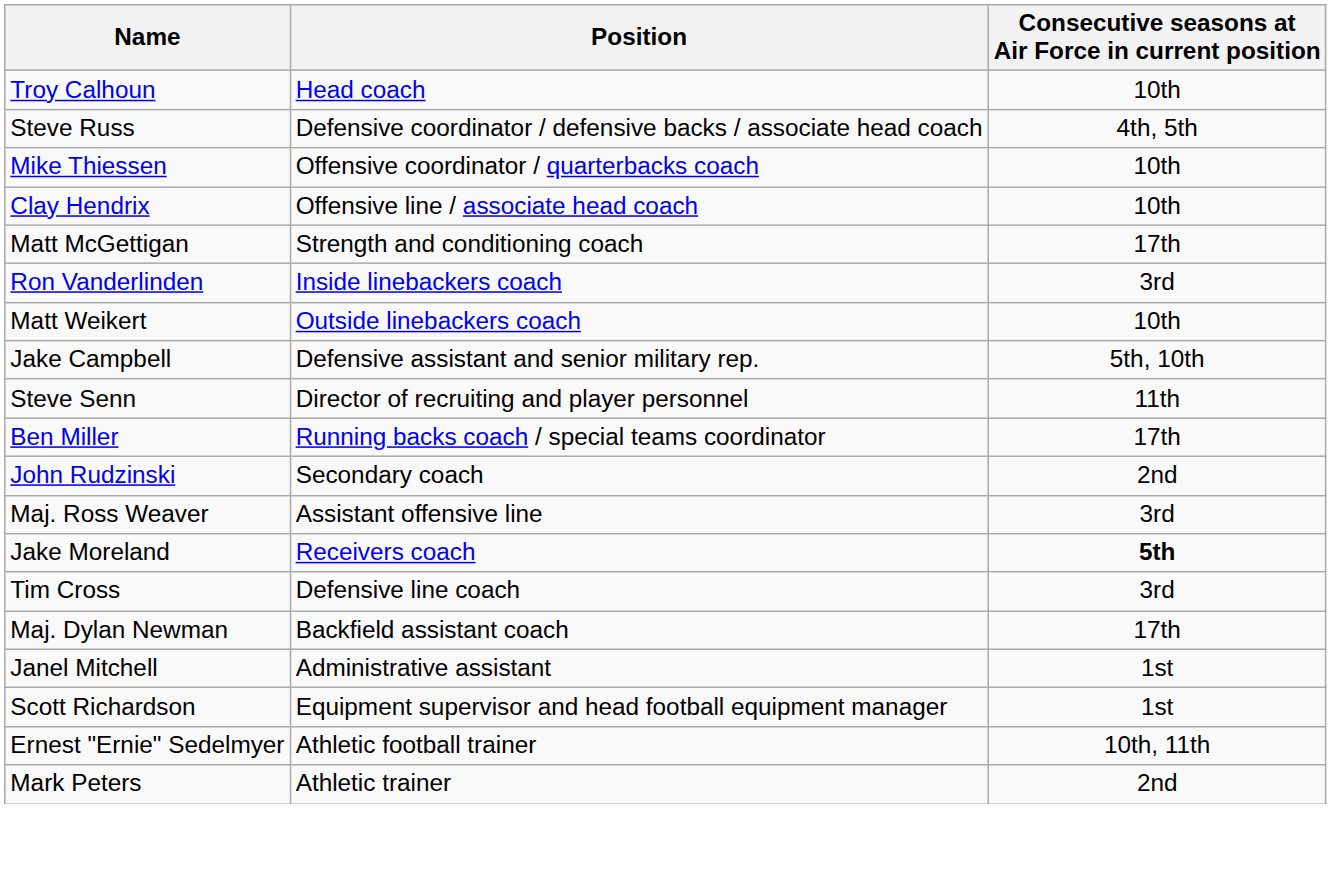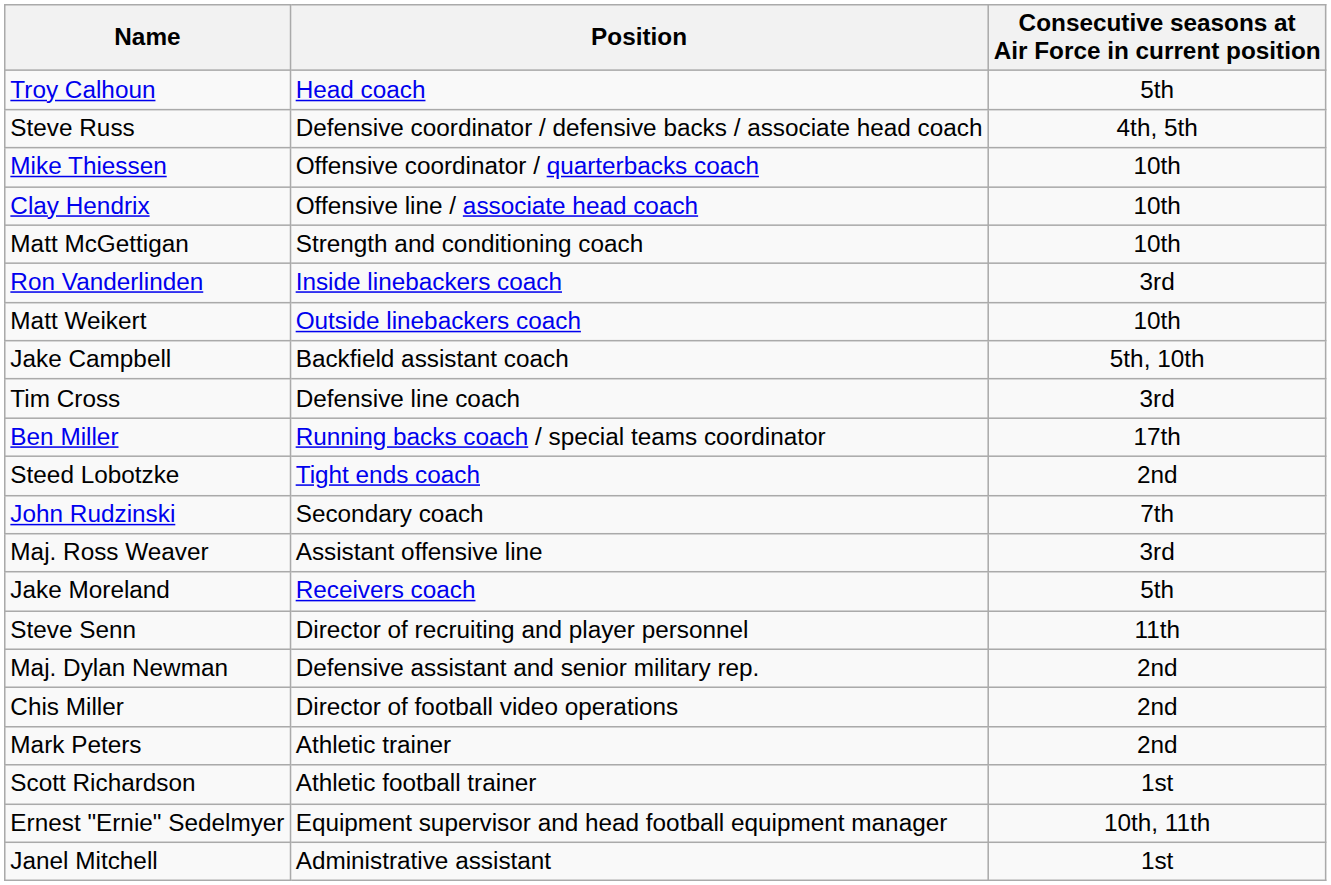(1157, 89) 10th -> (1157, 89) 5th
(1157, 243) 17th -> (1157, 243) 10th
(527, 359) Defensive assistant and senior military rep. -> (432, 359) Backfield assistant coach
rows swapped: (65, 591) <-> (73, 398)
+ row: (95, 475)
(1157, 475) 2nd -> (1157, 513) 7th
(1157, 552) bold -> (1157, 591) normal
(432, 629) Backfield assistant coach -> (527, 668) Defensive assistant and senior military rep.
(1157, 629) 17th -> (1157, 668) 2nd
+ row: (67, 706)
rows swapped: (84, 668) <-> (76, 783)
(621, 706) Equipment supervisor and head football equipment manager -> (416, 783) Athletic football trainer
(416, 745) Athletic football trainer -> (621, 822) Equipment supervisor and head football equipment manager
